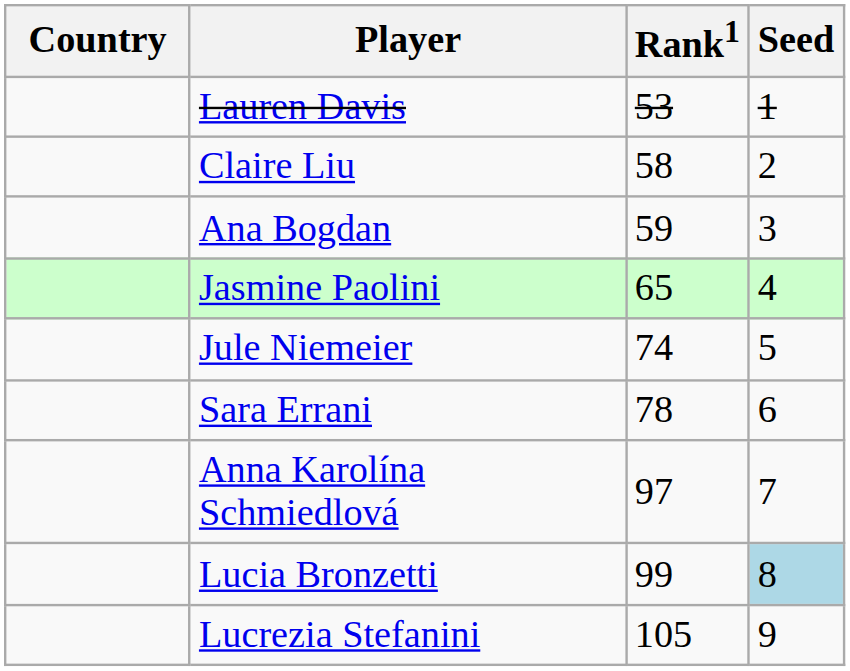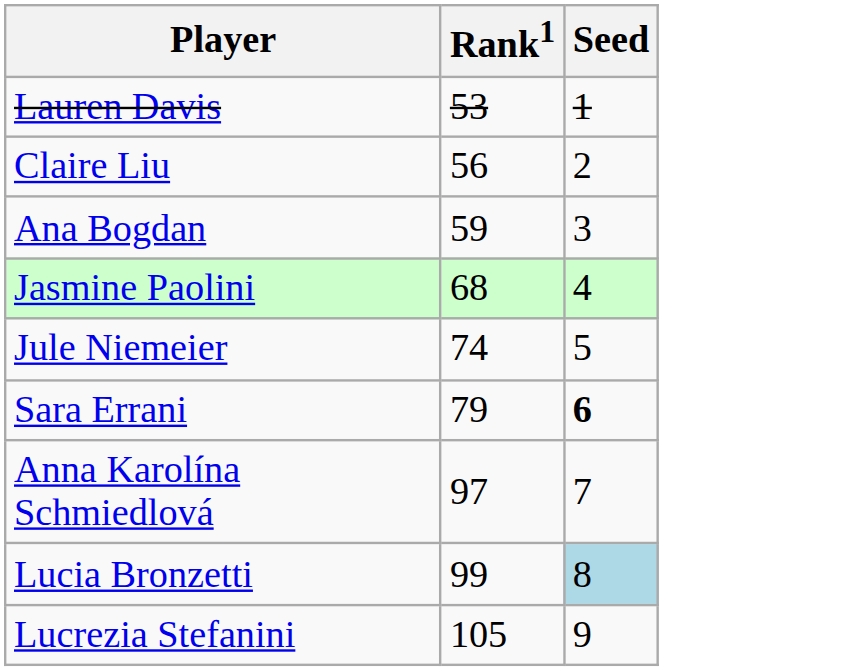- column: (98, 39)
(654, 166) 58 -> (469, 166) 56
(654, 287) 65 -> (469, 287) 68
(654, 409) 78 -> (469, 409) 79
(767, 409) normal -> (582, 409) bold
